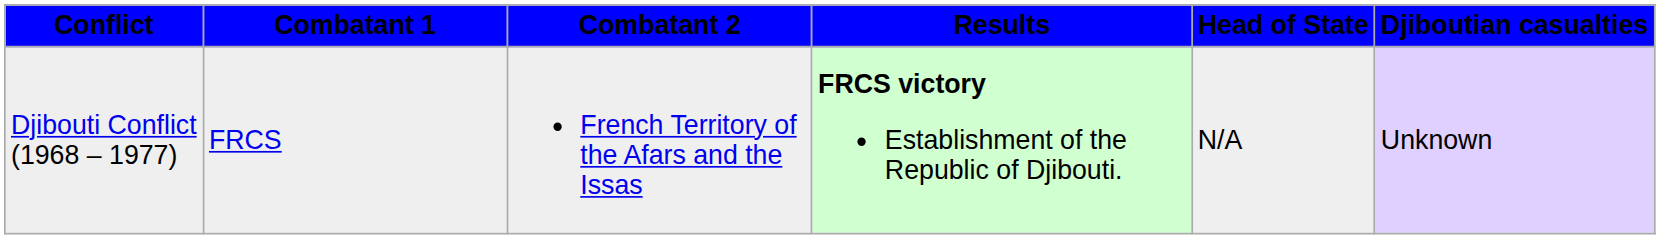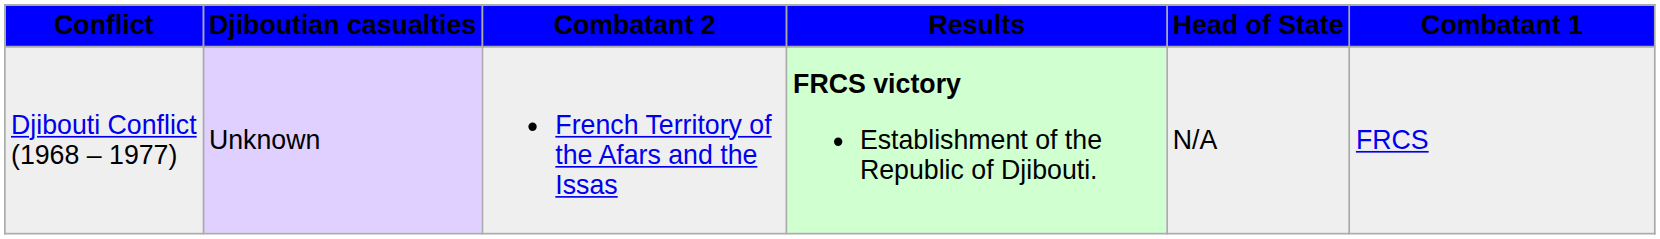columns swapped: (355, 25) <-> (1515, 25)
